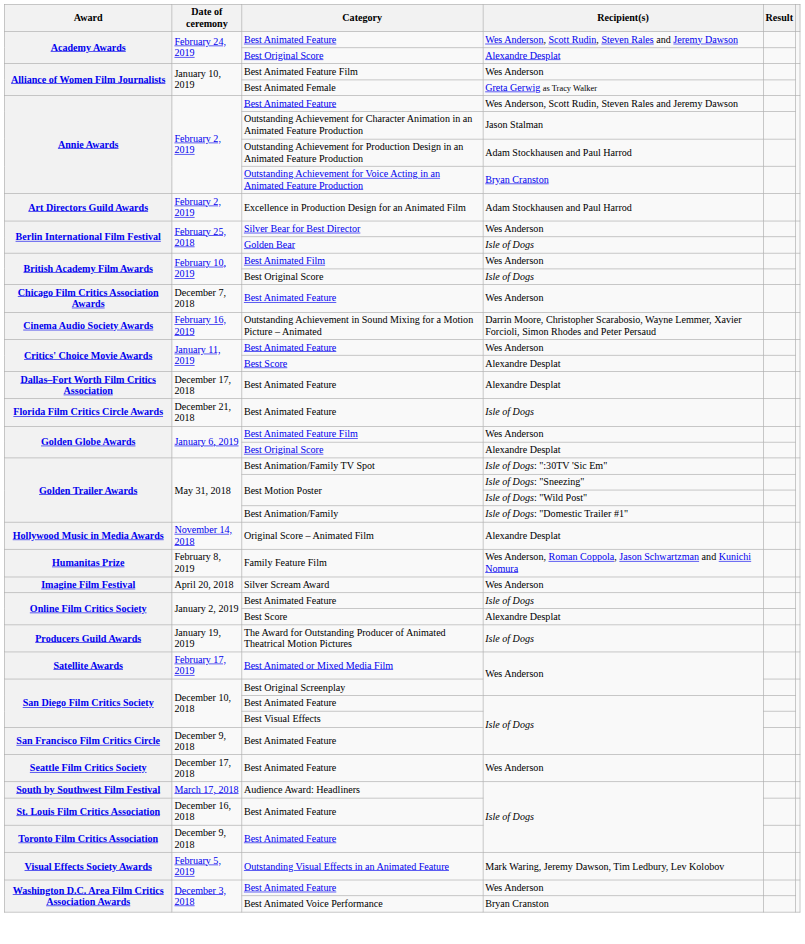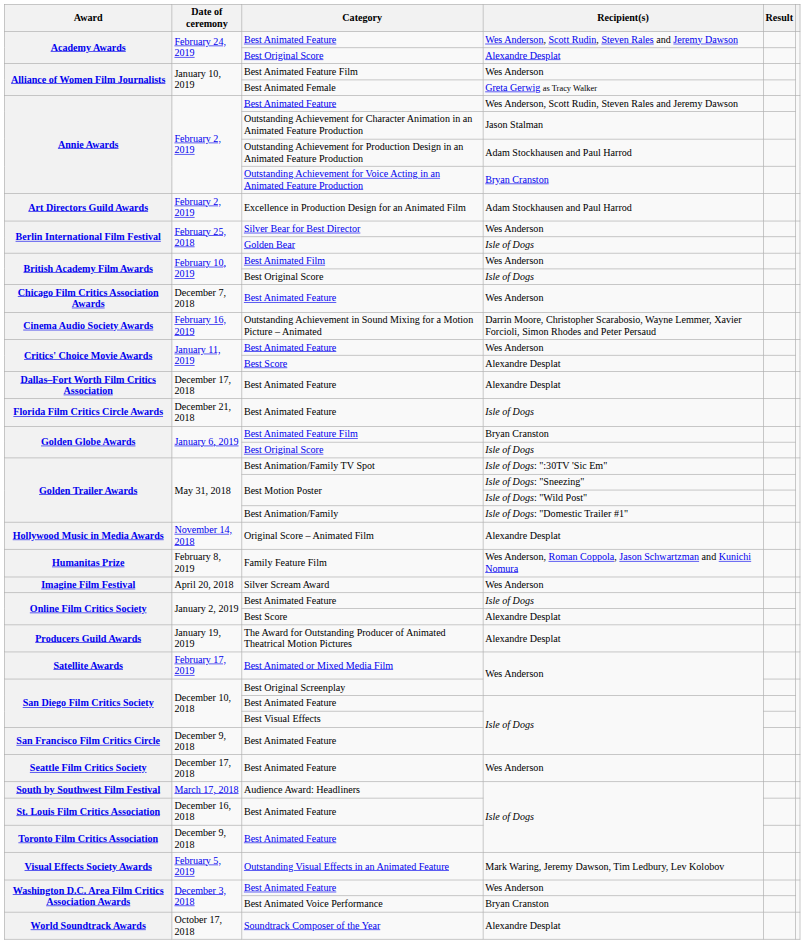(514, 434) Wes Anderson -> (517, 434) Bryan Cranston
(523, 450) Alexandre Desplat -> (510, 450) Isle of Dogs
(510, 638) Isle of Dogs -> (523, 638) Alexandre Desplat
+ row: (88, 925)
